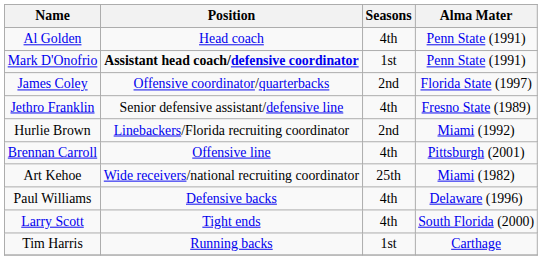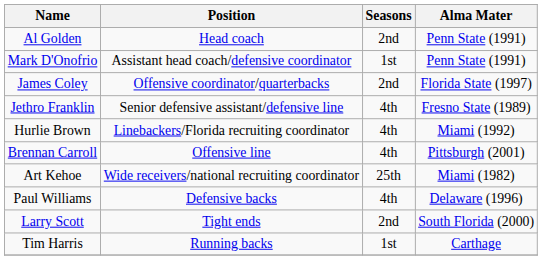(389, 39) 4th -> (389, 39) 2nd
(231, 61) bold -> (231, 61) normal
(389, 130) 2nd -> (389, 130) 4th
(389, 221) 4th -> (389, 221) 2nd
